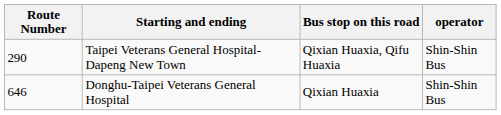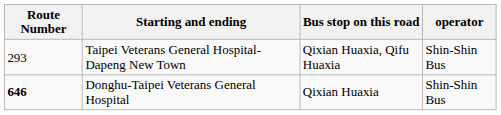(17, 57) 290 -> (17, 57) 293
(17, 92) normal -> (17, 92) bold
